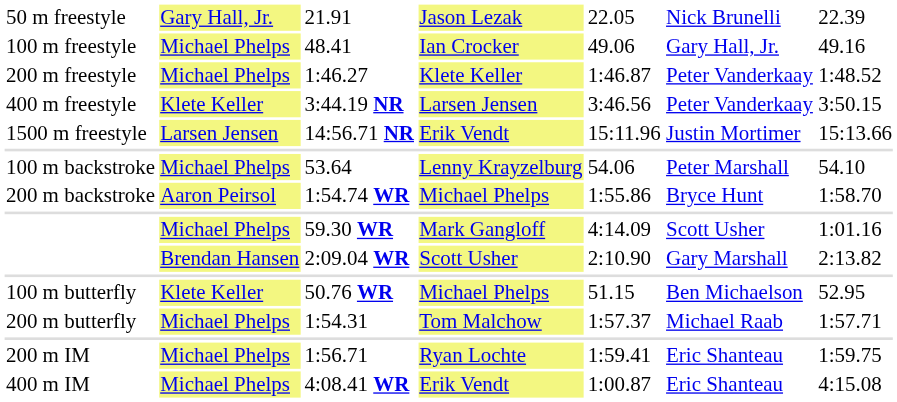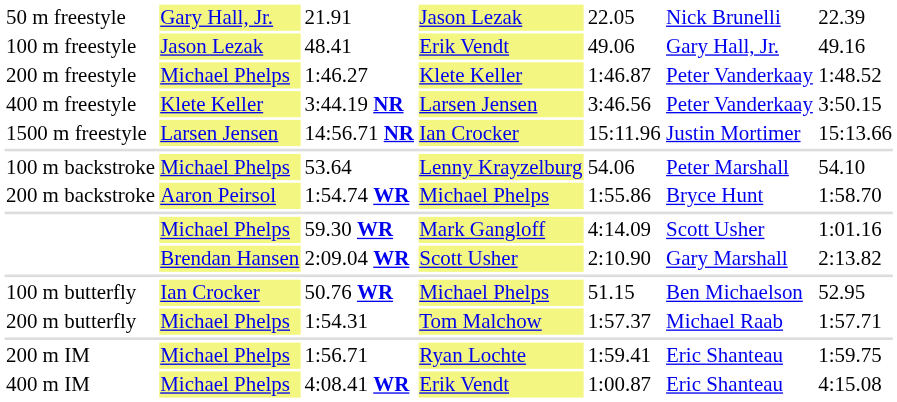(225, 46) Michael Phelps -> (212, 46) Jason Lezak
(469, 46) Ian Crocker -> (464, 46) Erik Vendt
(464, 132) Erik Vendt -> (469, 132) Ian Crocker
(212, 292) Klete Keller -> (210, 292) Ian Crocker
